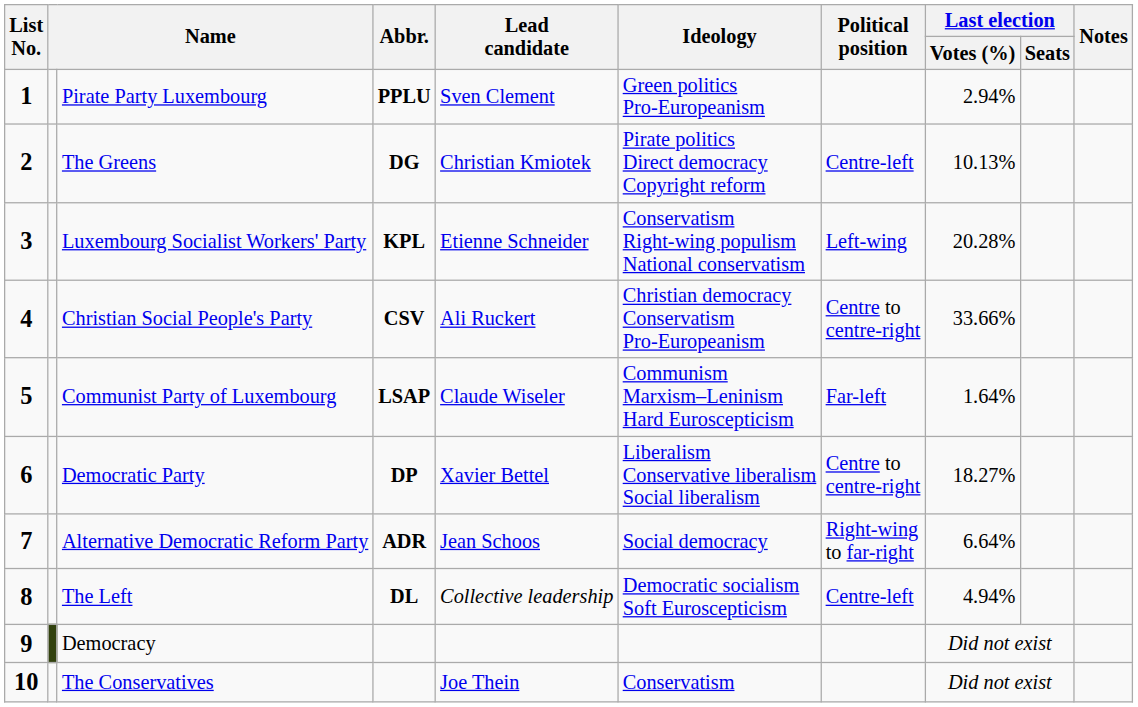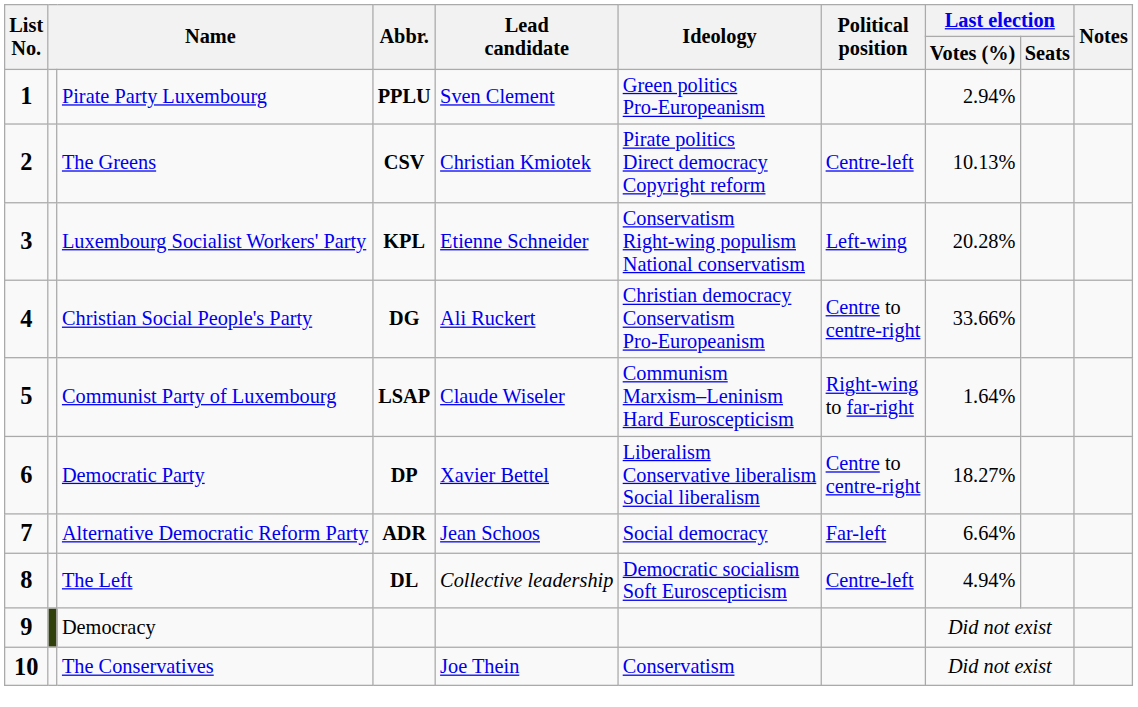(404, 163) DG -> (404, 163) CSV
(404, 318) CSV -> (404, 318) DG
(856, 396) Far-left -> (872, 396) Right-wing to far-right
(872, 541) Right-wing to far-right -> (856, 533) Far-left
